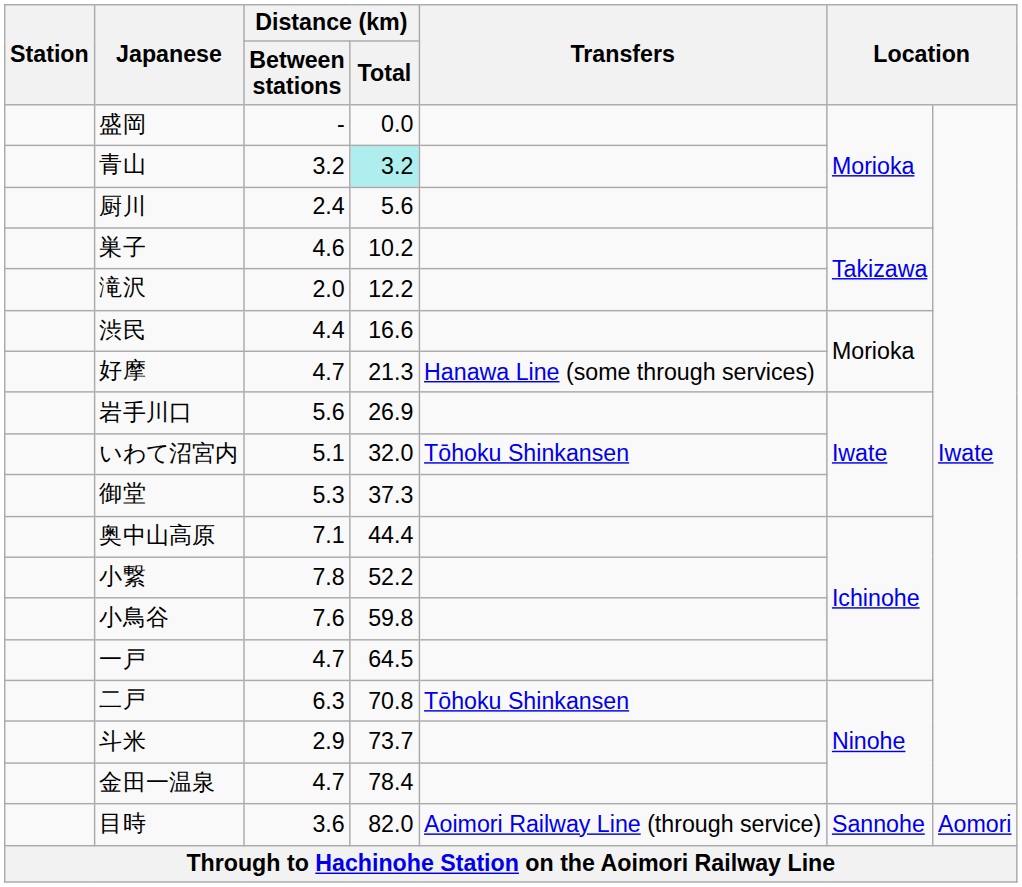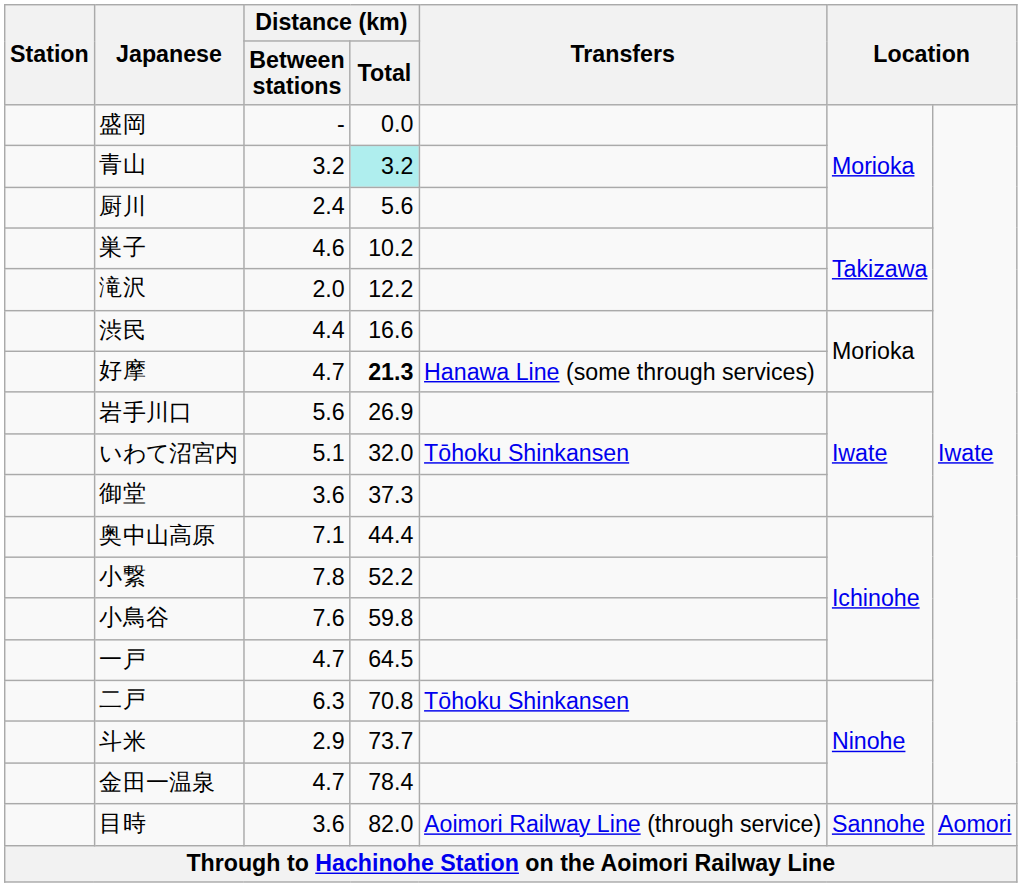(391, 371) normal -> (391, 371) bold
(329, 495) 5.3 -> (329, 495) 3.6
